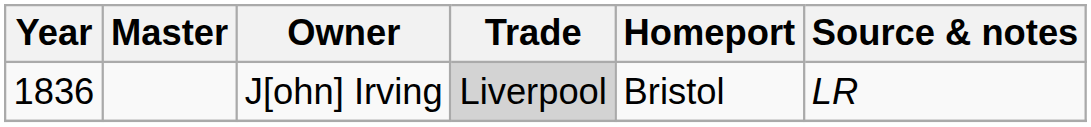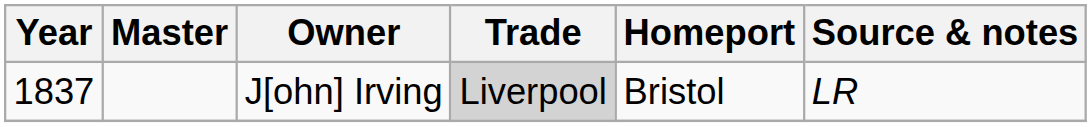(54, 90) 1836 -> (54, 90) 1837
